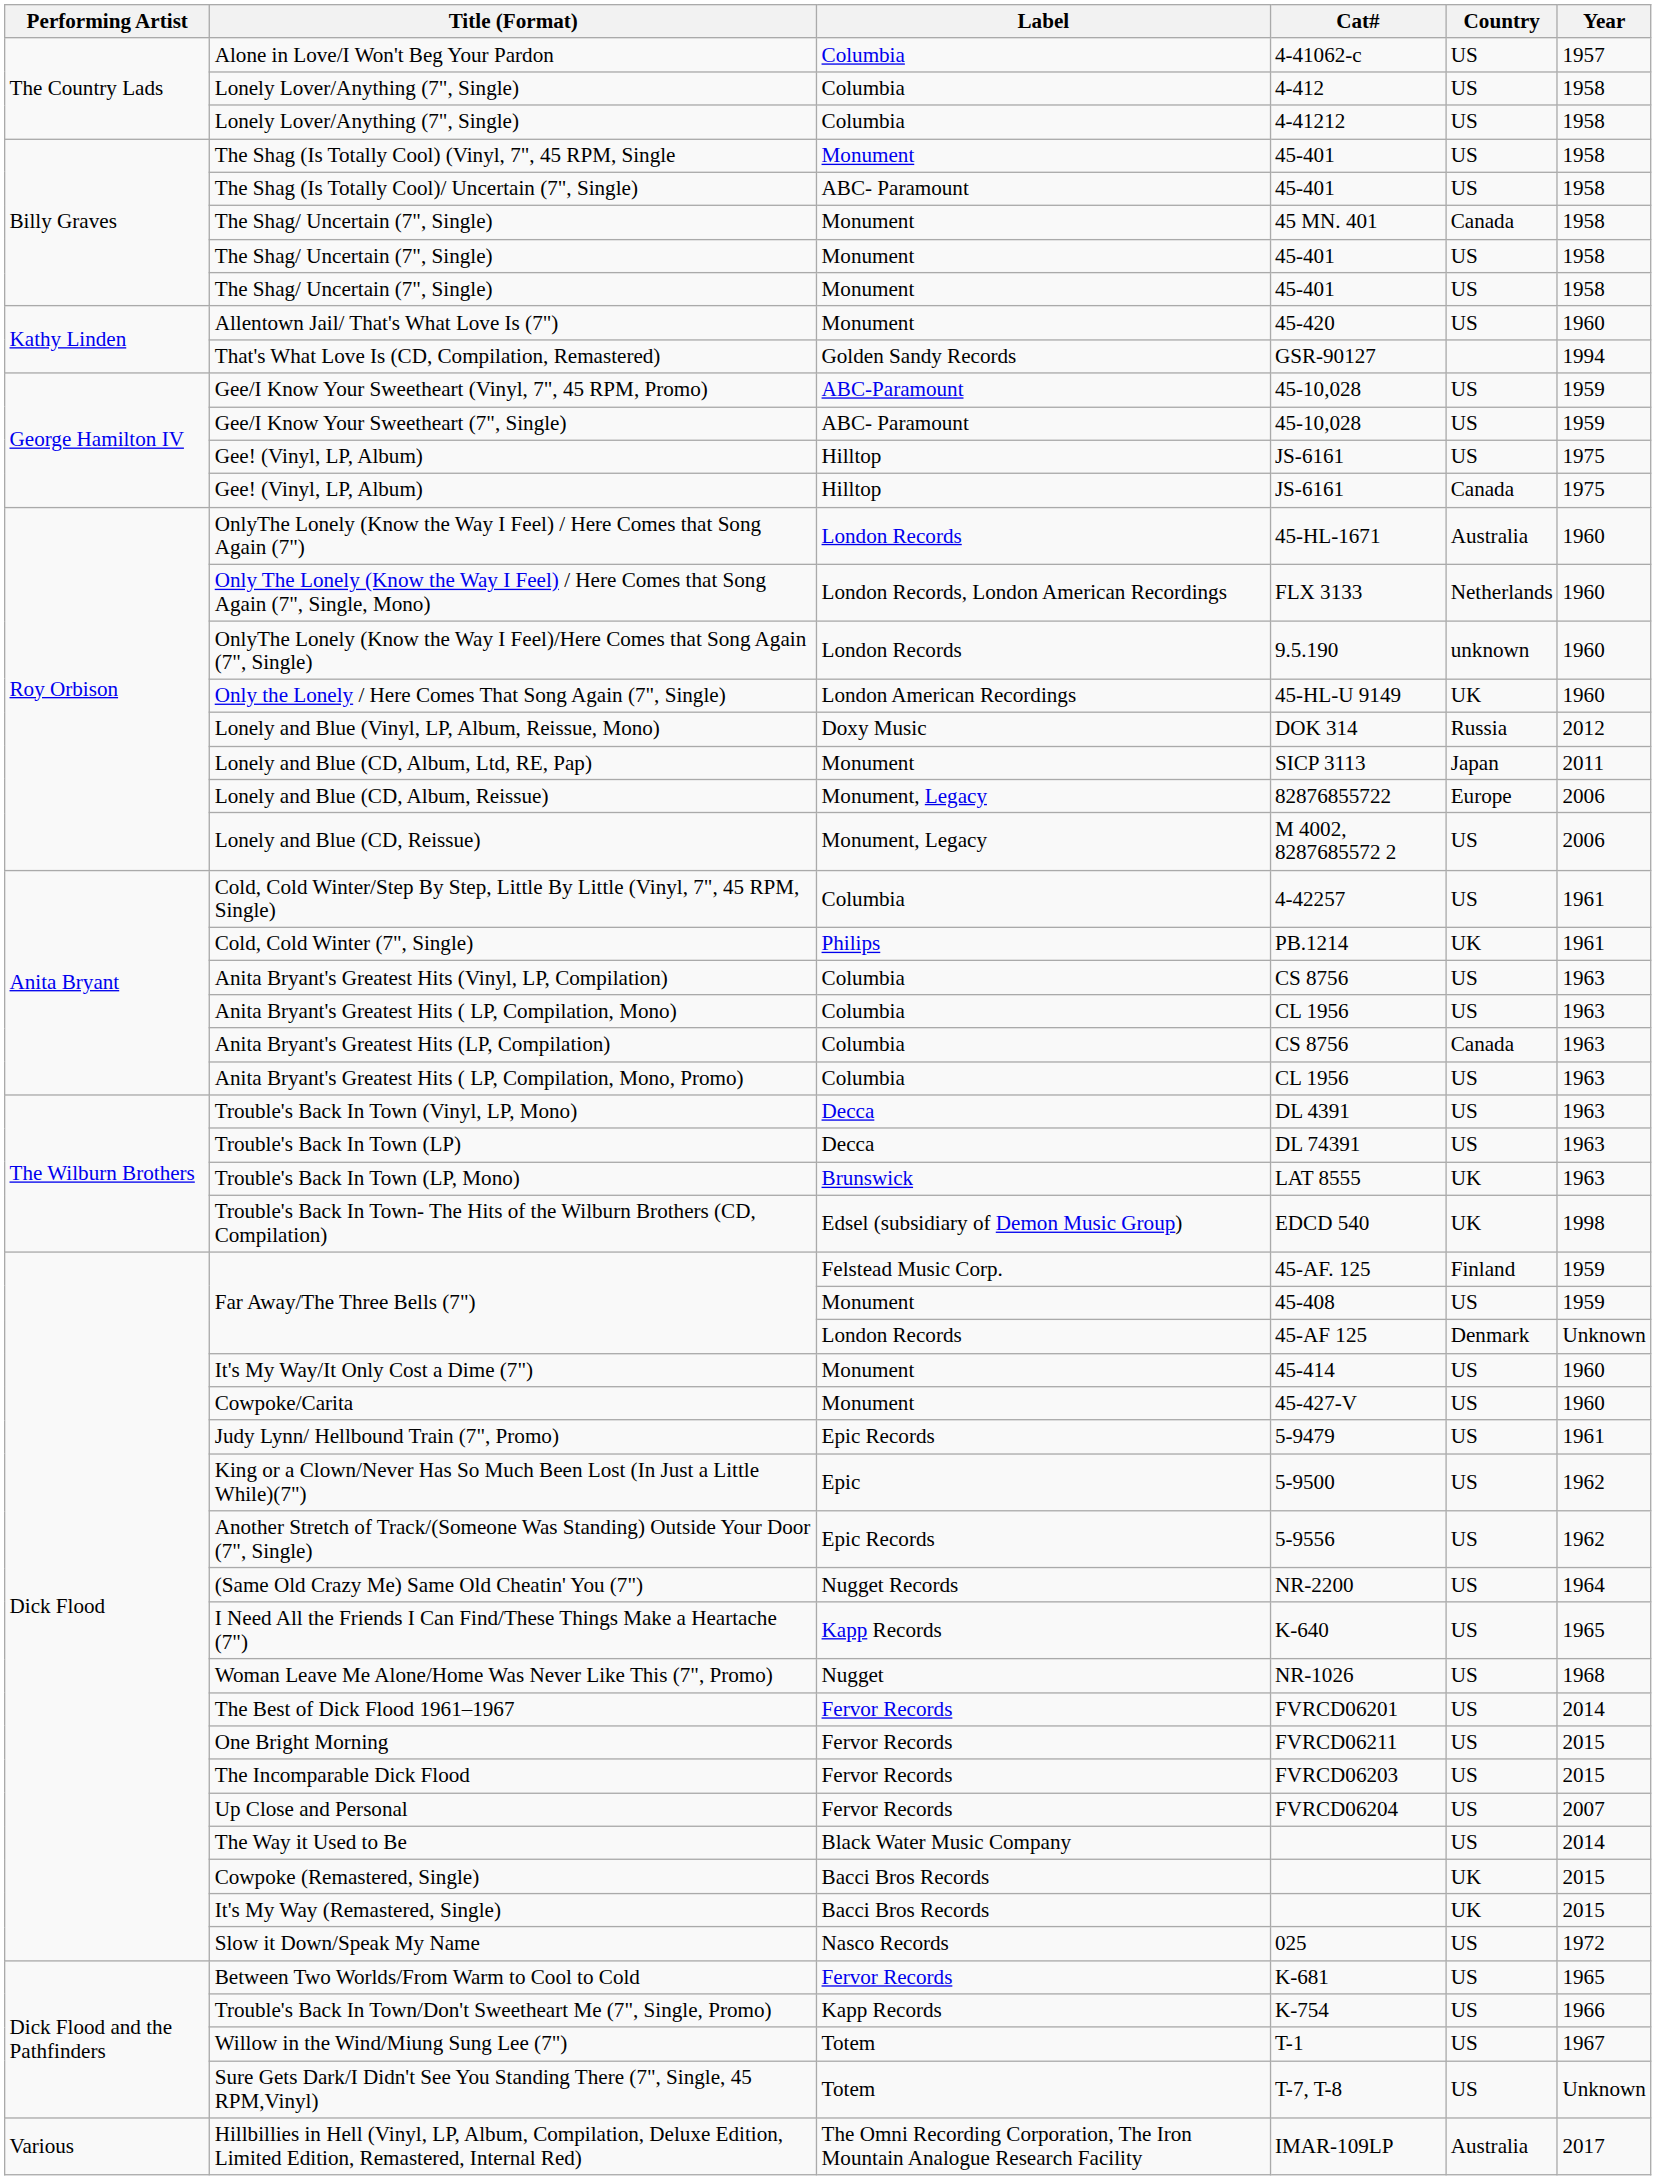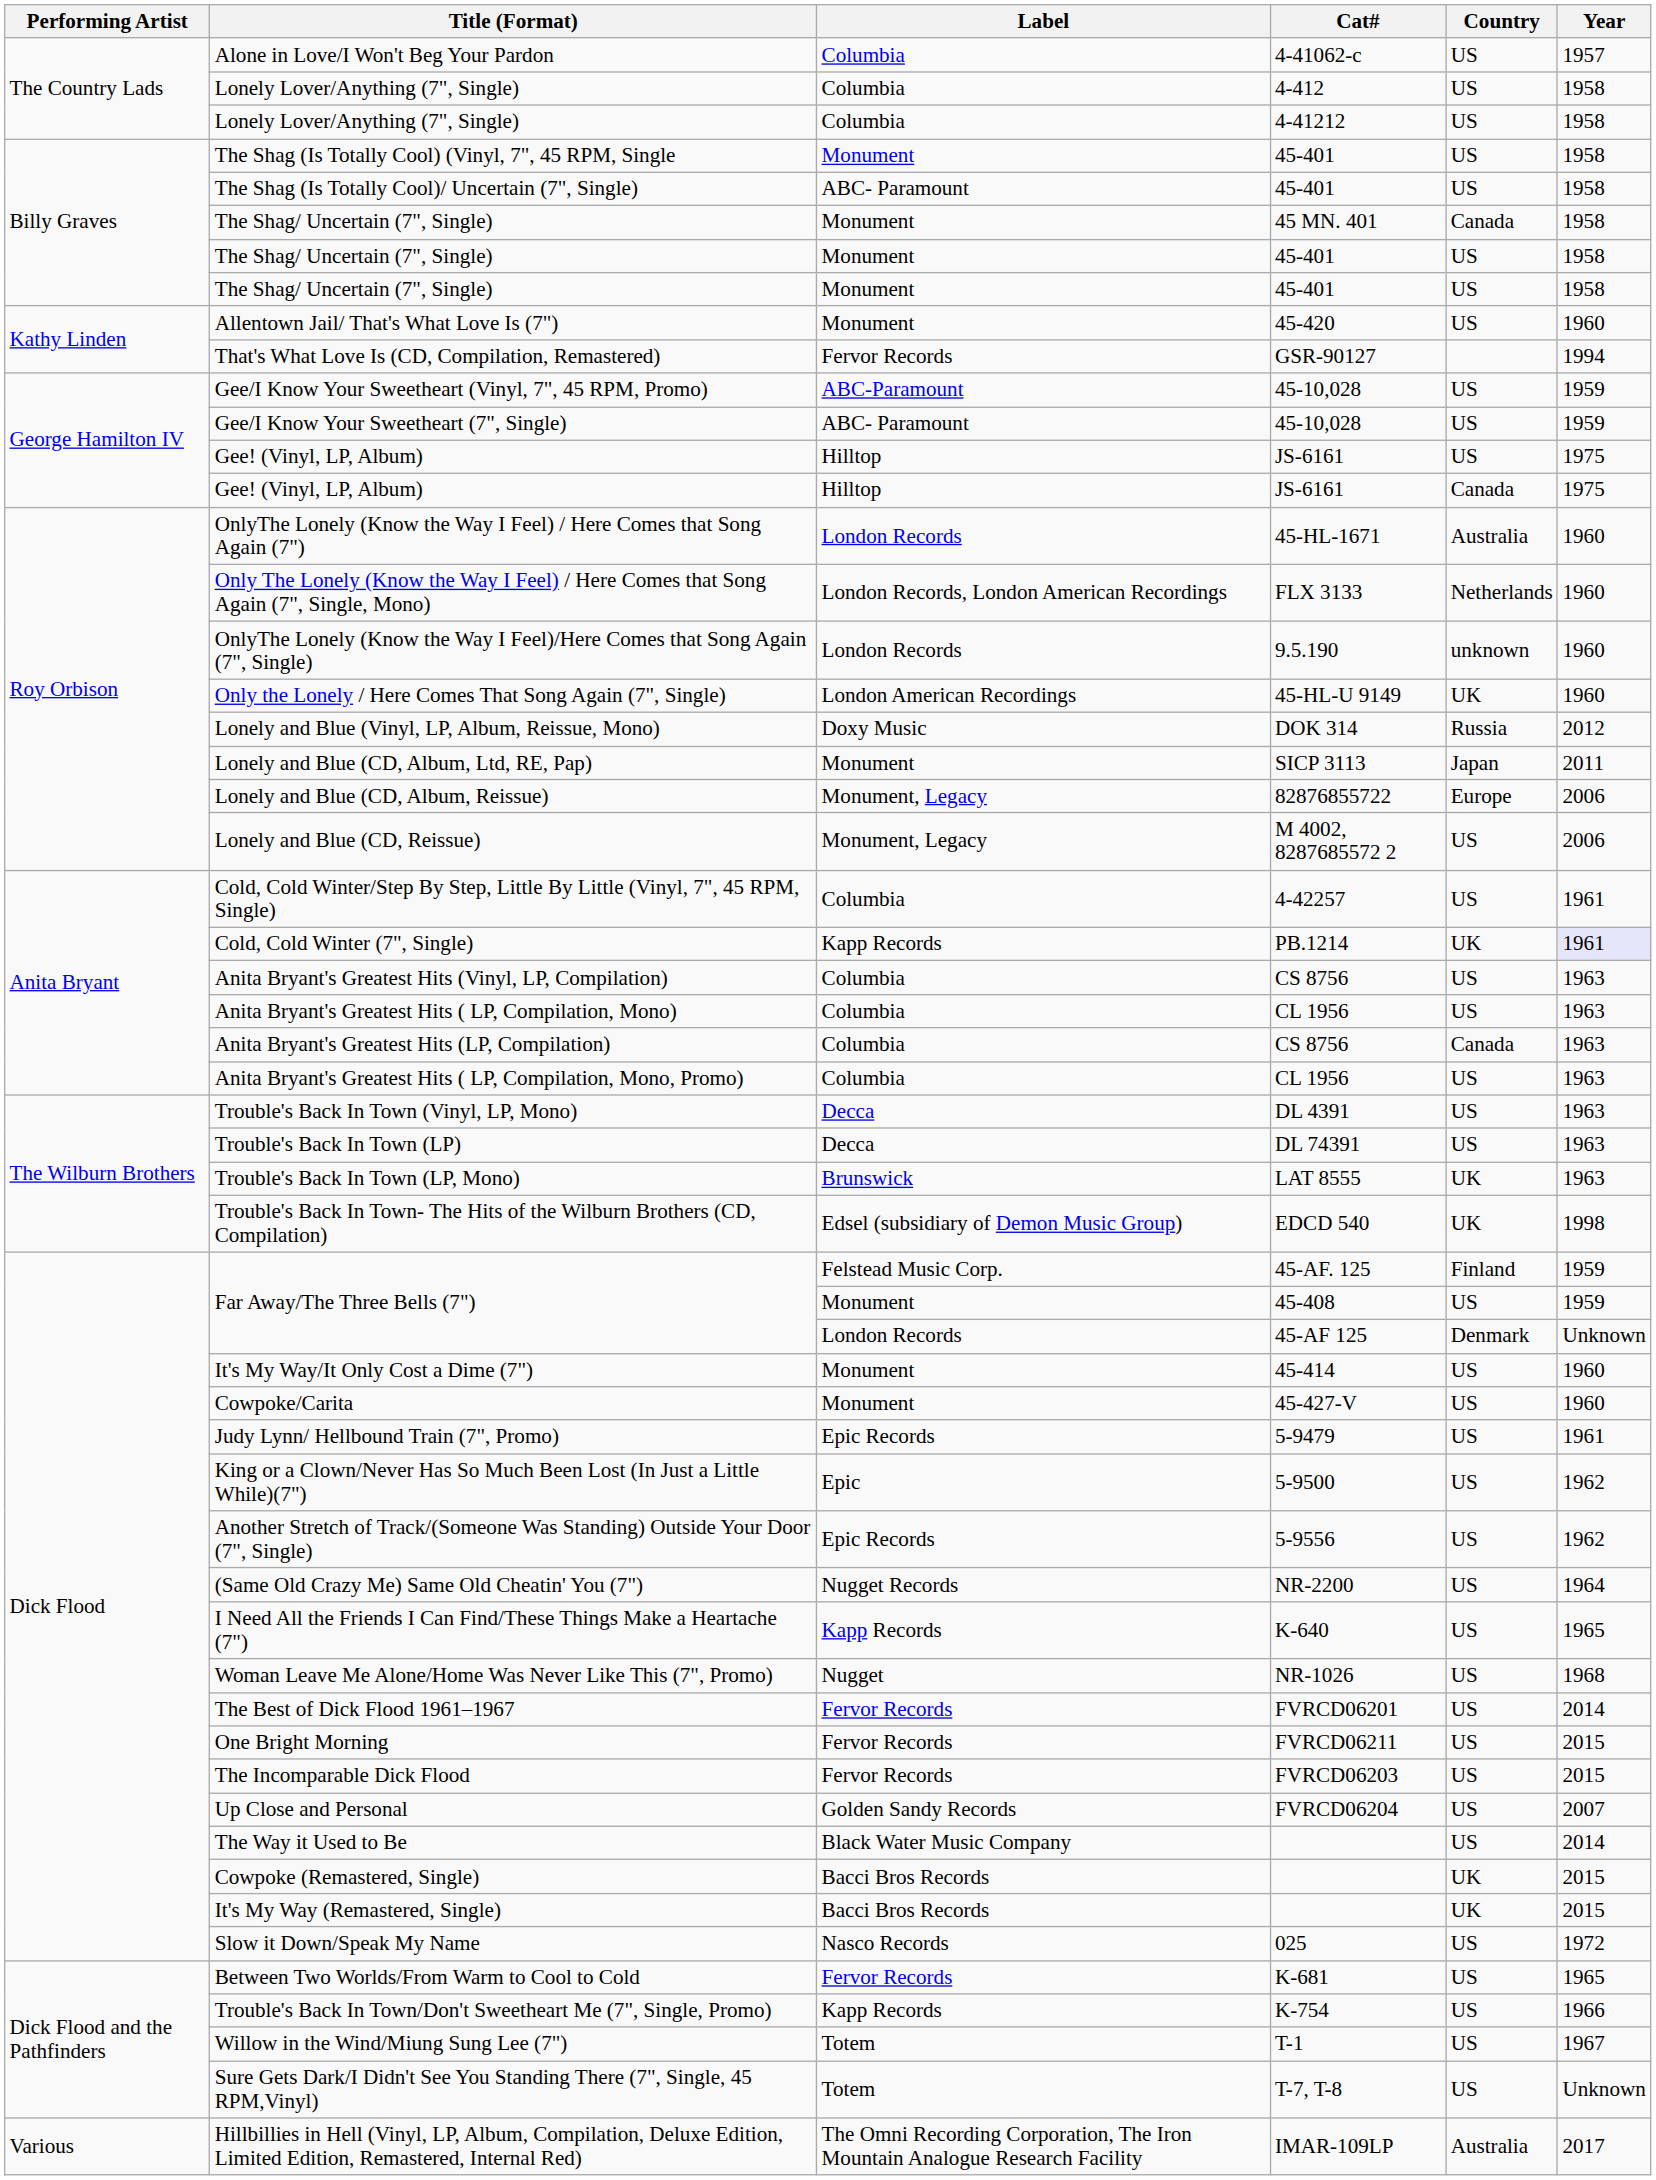(919, 356) Golden Sandy Records -> (887, 356) Fervor Records
(851, 943) Philips -> (882, 943) Kapp Records
(1584, 943) no background -> (1584, 943) lavender background
(887, 1809) Fervor Records -> (919, 1809) Golden Sandy Records
